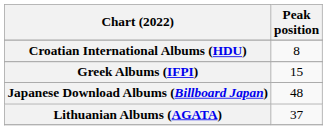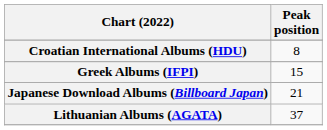(297, 93) 48 -> (297, 93) 21
